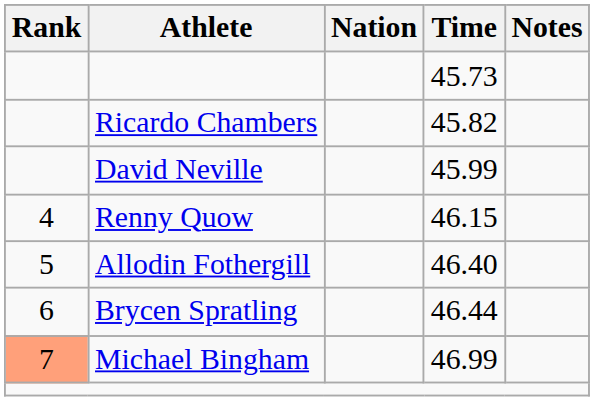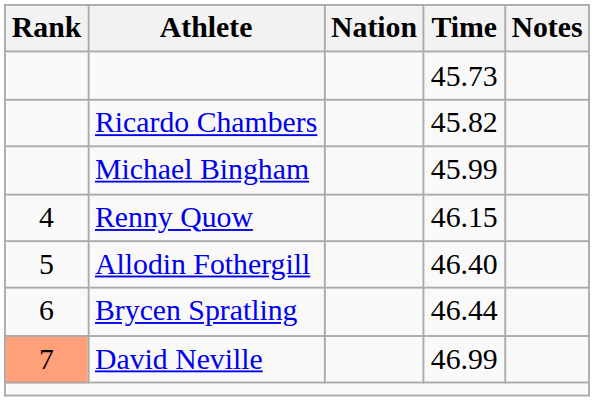(179, 169) David Neville -> (202, 169) Michael Bingham
(202, 358) Michael Bingham -> (179, 358) David Neville
